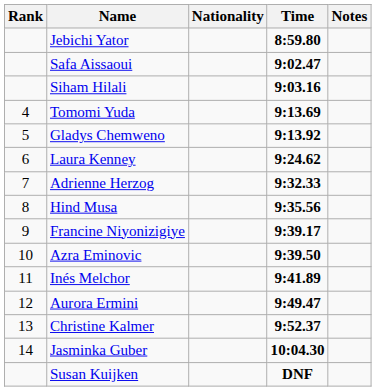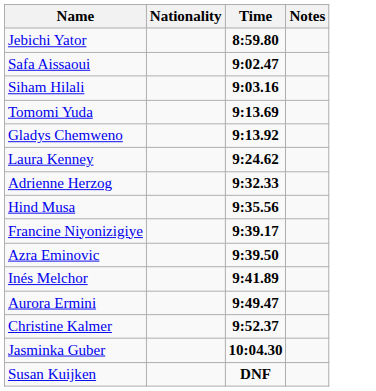- column: (25, 16)
